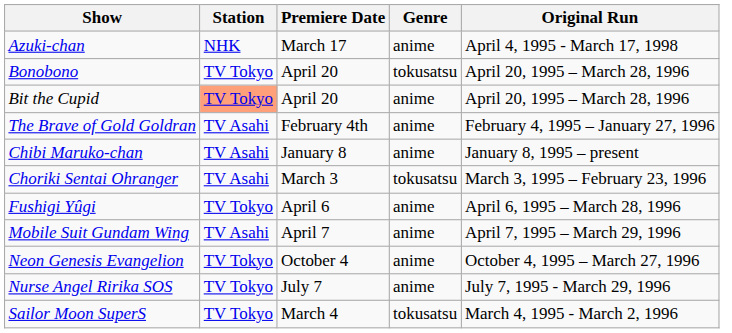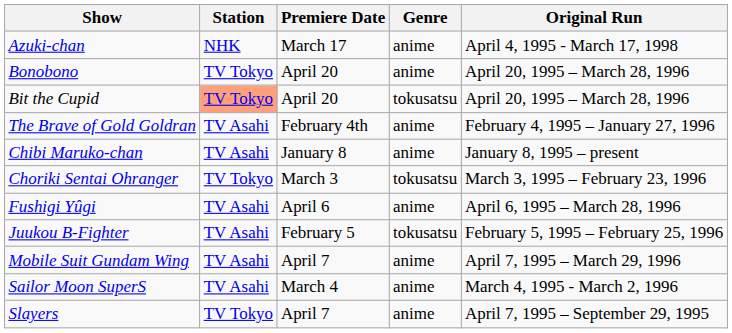(425, 71) tokusatsu -> (414, 71) anime
(414, 98) anime -> (425, 98) tokusatsu
(236, 179) TV Asahi -> (238, 179) TV Tokyo
(238, 206) TV Tokyo -> (236, 206) TV Asahi
+ row: (68, 233)
- row: (96, 260)
- row: (90, 286)
(238, 313) TV Tokyo -> (236, 286) TV Asahi
(425, 313) tokusatsu -> (414, 286) anime
+ row: (33, 313)
